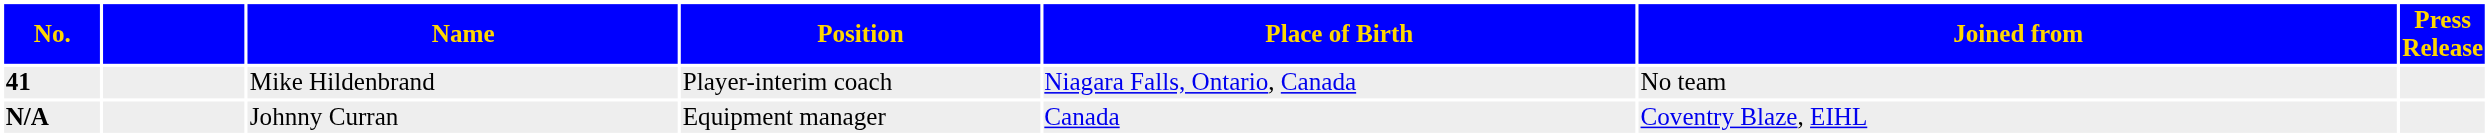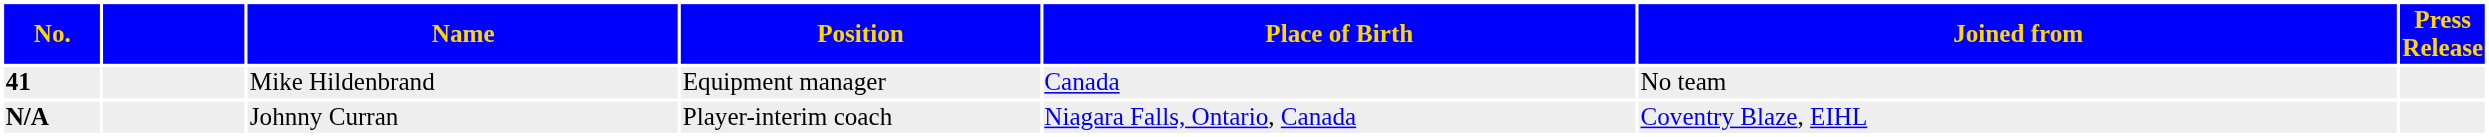(787, 82) Player-interim coach -> (784, 82) Equipment manager
(1200, 82) Niagara Falls, Ontario, Canada -> (1082, 82) Canada
(784, 116) Equipment manager -> (787, 116) Player-interim coach
(1082, 116) Canada -> (1200, 116) Niagara Falls, Ontario, Canada
